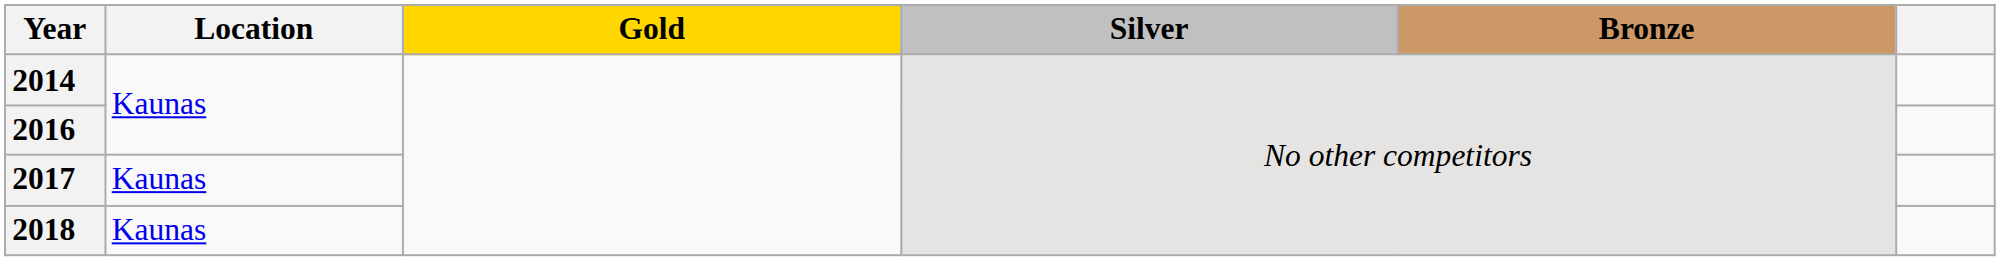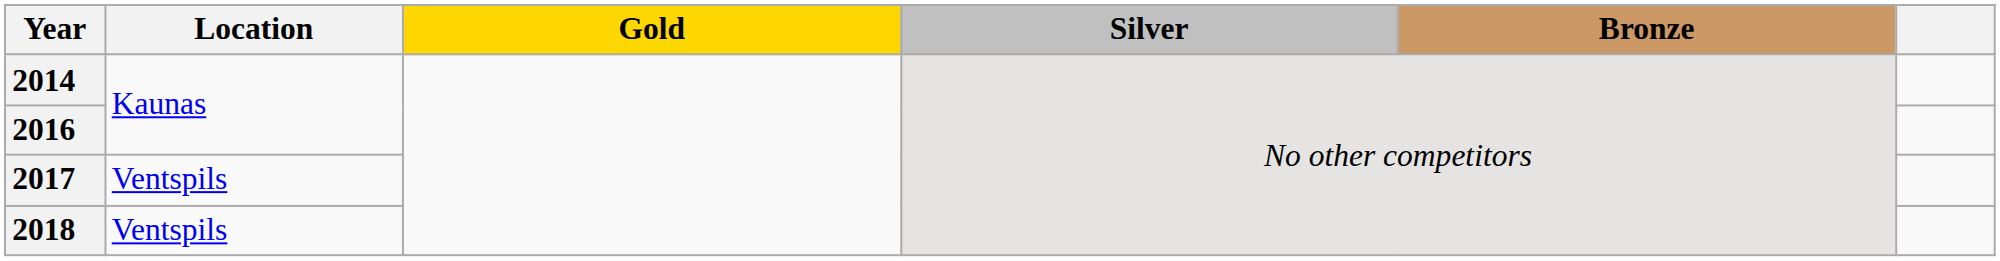(159, 179) Kaunas -> (170, 179) Ventspils
(159, 229) Kaunas -> (170, 229) Ventspils
